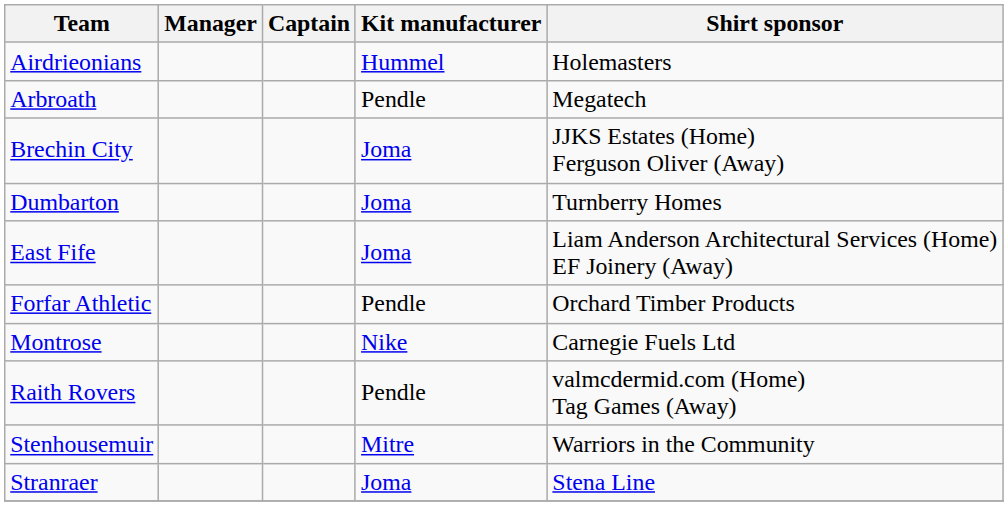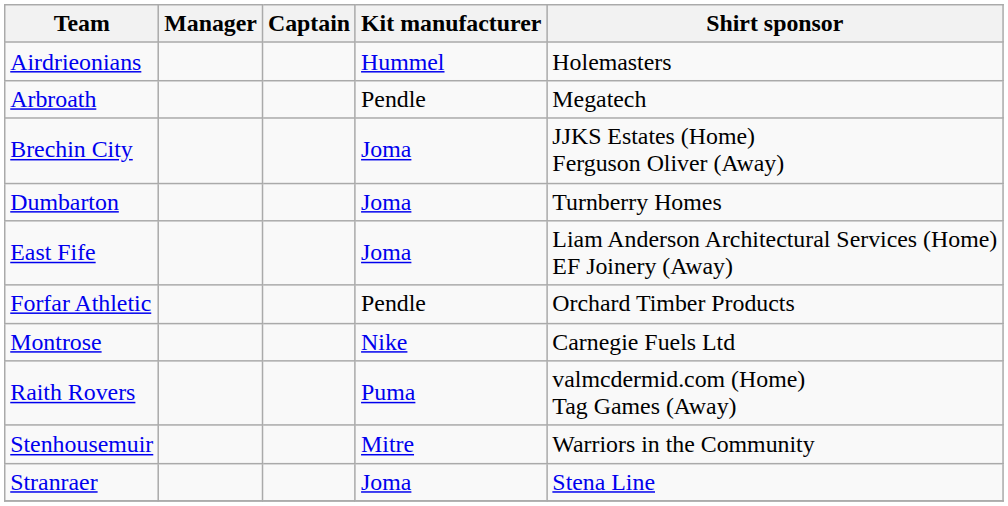(394, 392) Pendle -> (388, 392) Puma
